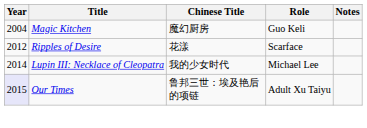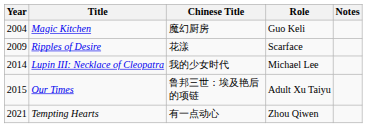(17, 47) 2012 -> (17, 47) 2009
(17, 89) lavender background -> (17, 89) no background
+ row: (65, 114)
